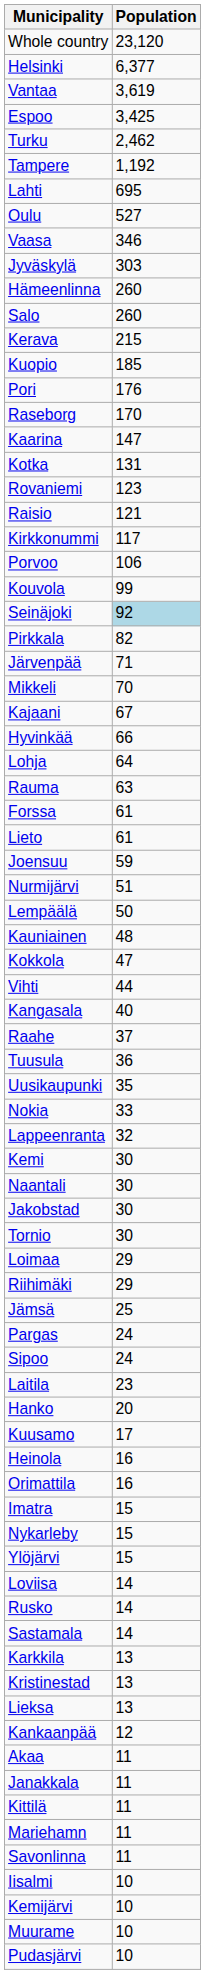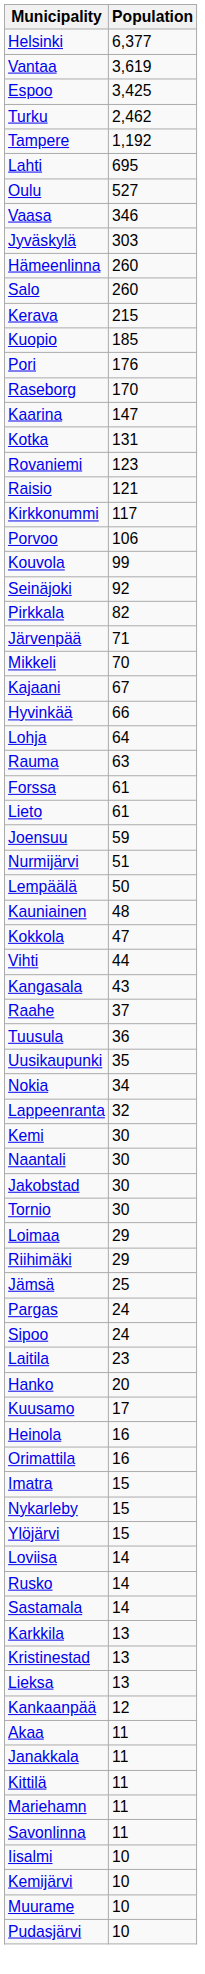- row: (58, 41)
(124, 613) lightblue background -> (121, 588) no background
(124, 1011) 40 -> (121, 986) 43
(124, 1111) 33 -> (121, 1086) 34
